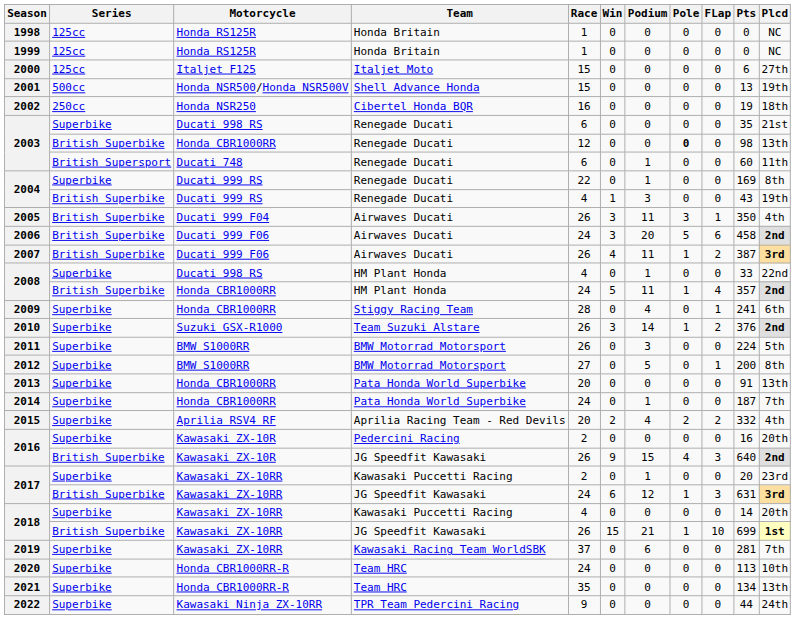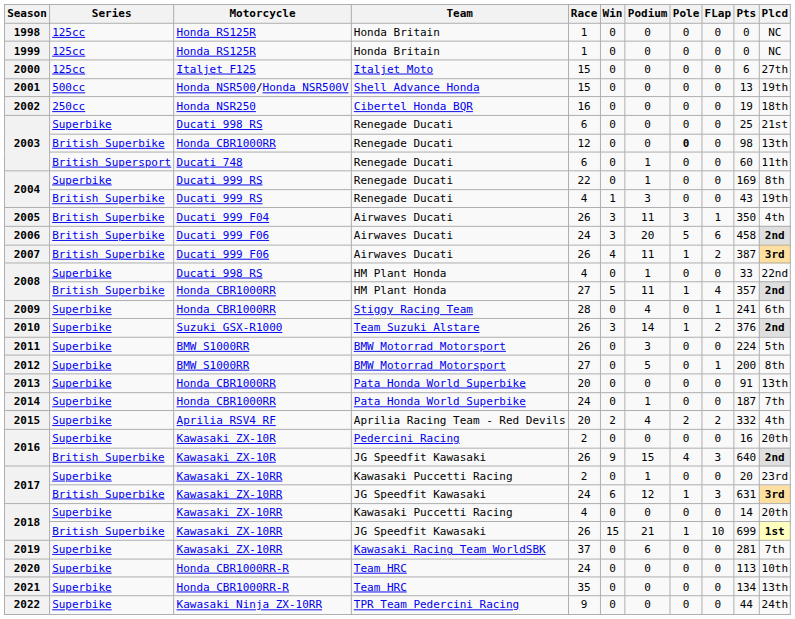(746, 124) 35 -> (746, 124) 25
(584, 291) 24 -> (584, 291) 27
